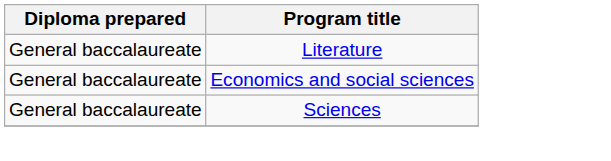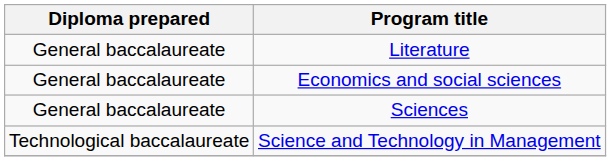+ row: (429, 140)
